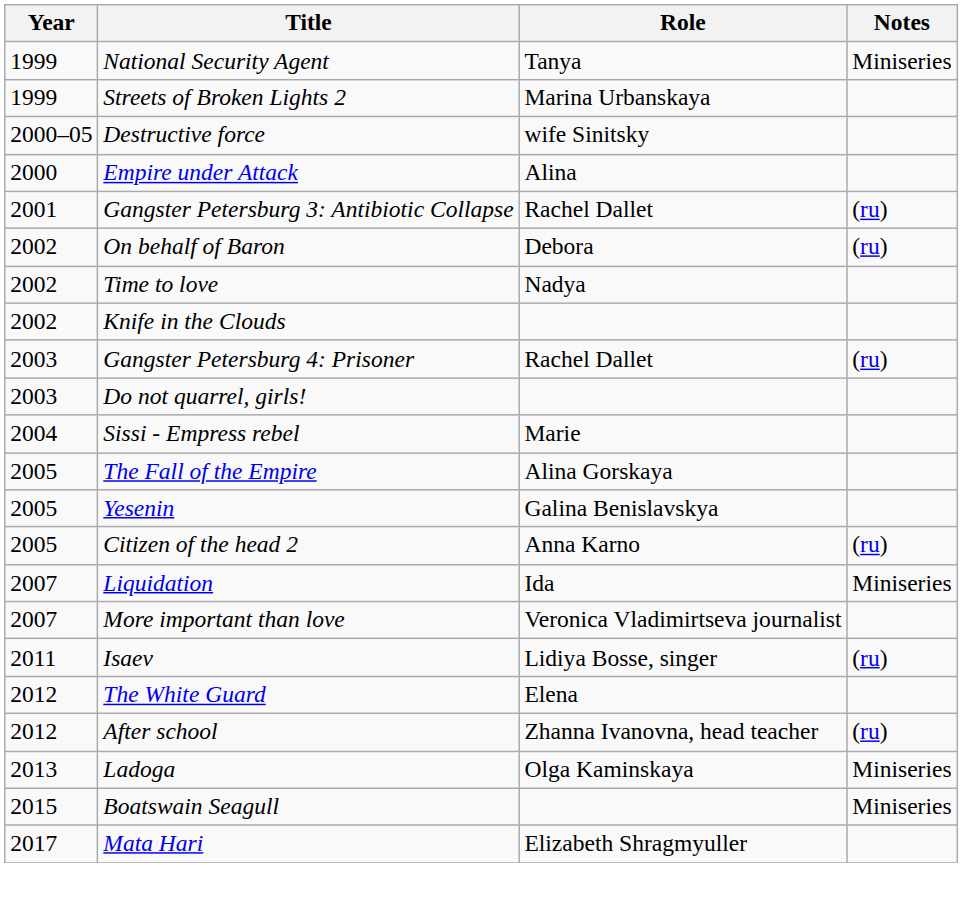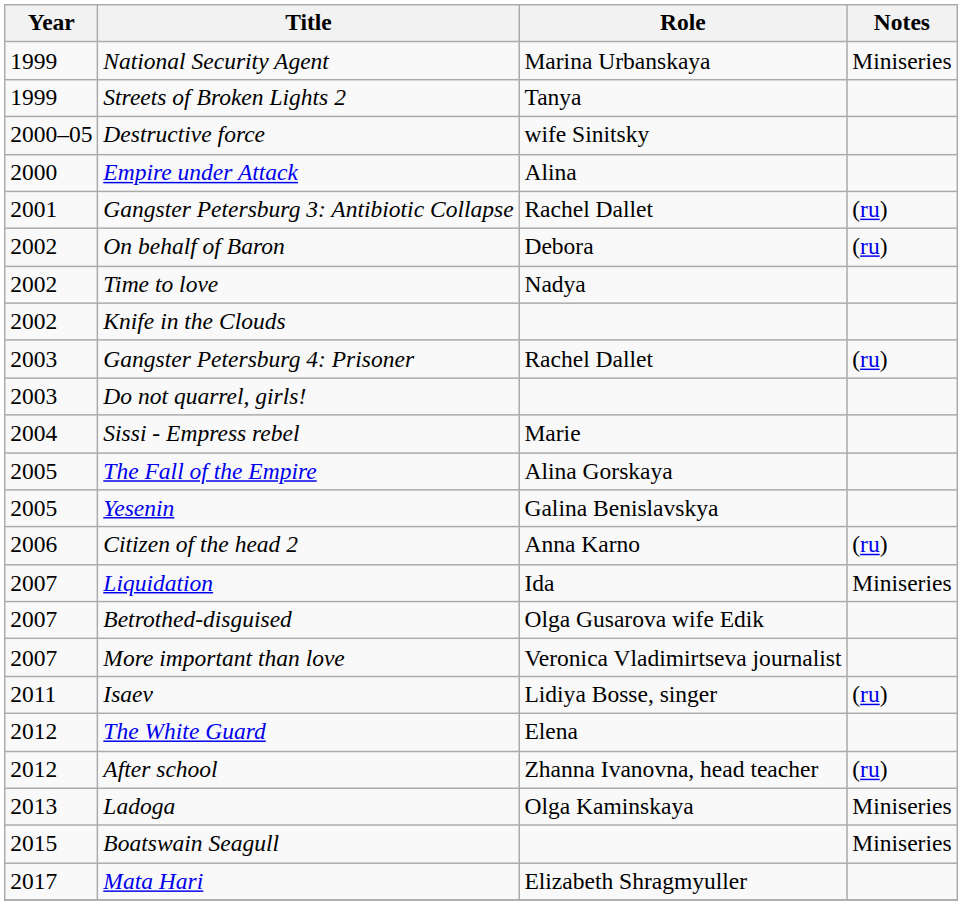(553, 60) Tanya -> (617, 60) Marina Urbanskaya
(617, 97) Marina Urbanskaya -> (553, 97) Tanya
(34, 545) 2005 -> (34, 545) 2006
+ row: (198, 619)
